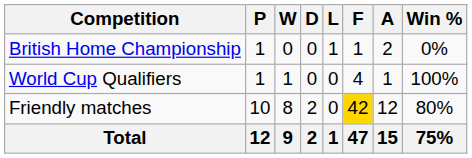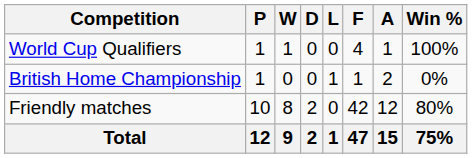rows swapped: (95, 78) <-> (125, 49)
(358, 108) gold background -> (358, 108) no background
